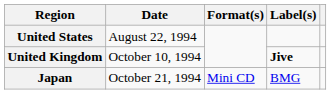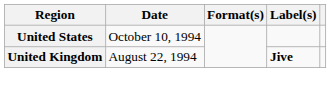(153, 36) August 22, 1994 -> (155, 36) October 10, 1994
(155, 57) October 10, 1994 -> (153, 57) August 22, 1994
- row: (55, 78)
